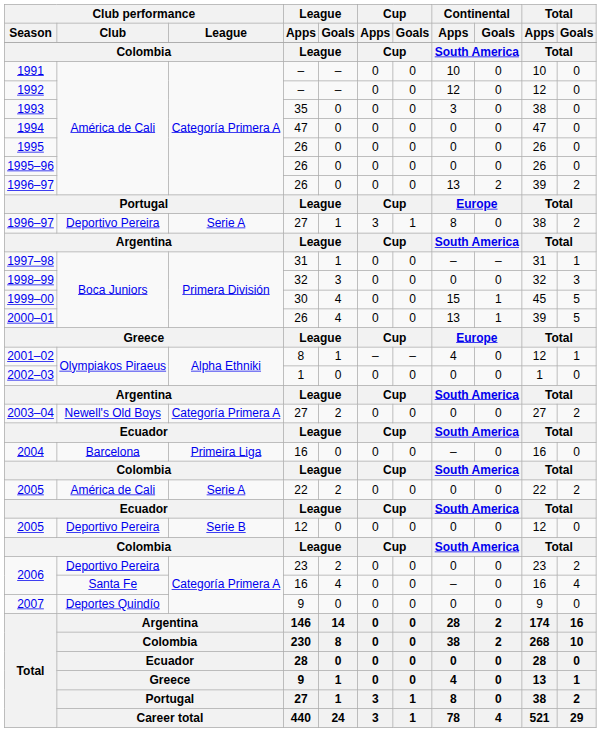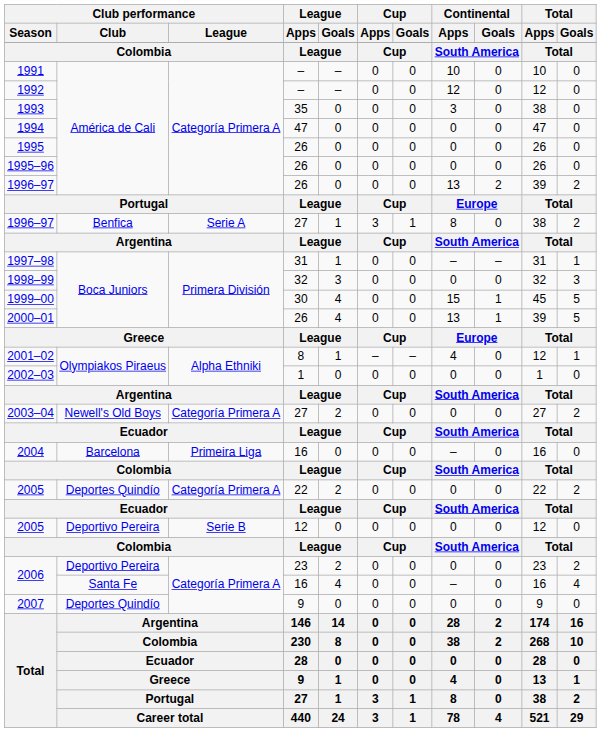(113, 223) Deportivo Pereira -> (113, 223) Benfica
(113, 489) América de Cali -> (113, 489) Deportes Quindío
(226, 489) Serie A -> (226, 489) Categoría Primera A
